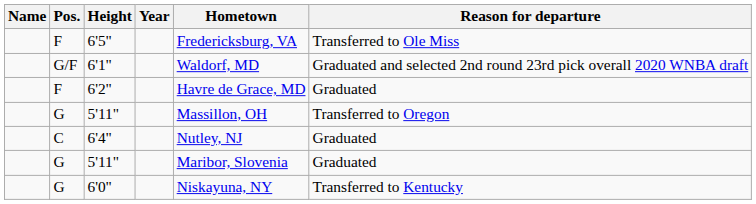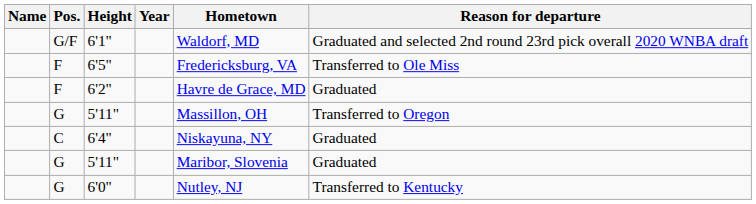rows swapped: (58, 41) <-> (65, 65)
(209, 138) Nutley, NJ -> (224, 138) Niskayuna, NY
(224, 187) Niskayuna, NY -> (209, 187) Nutley, NJ
